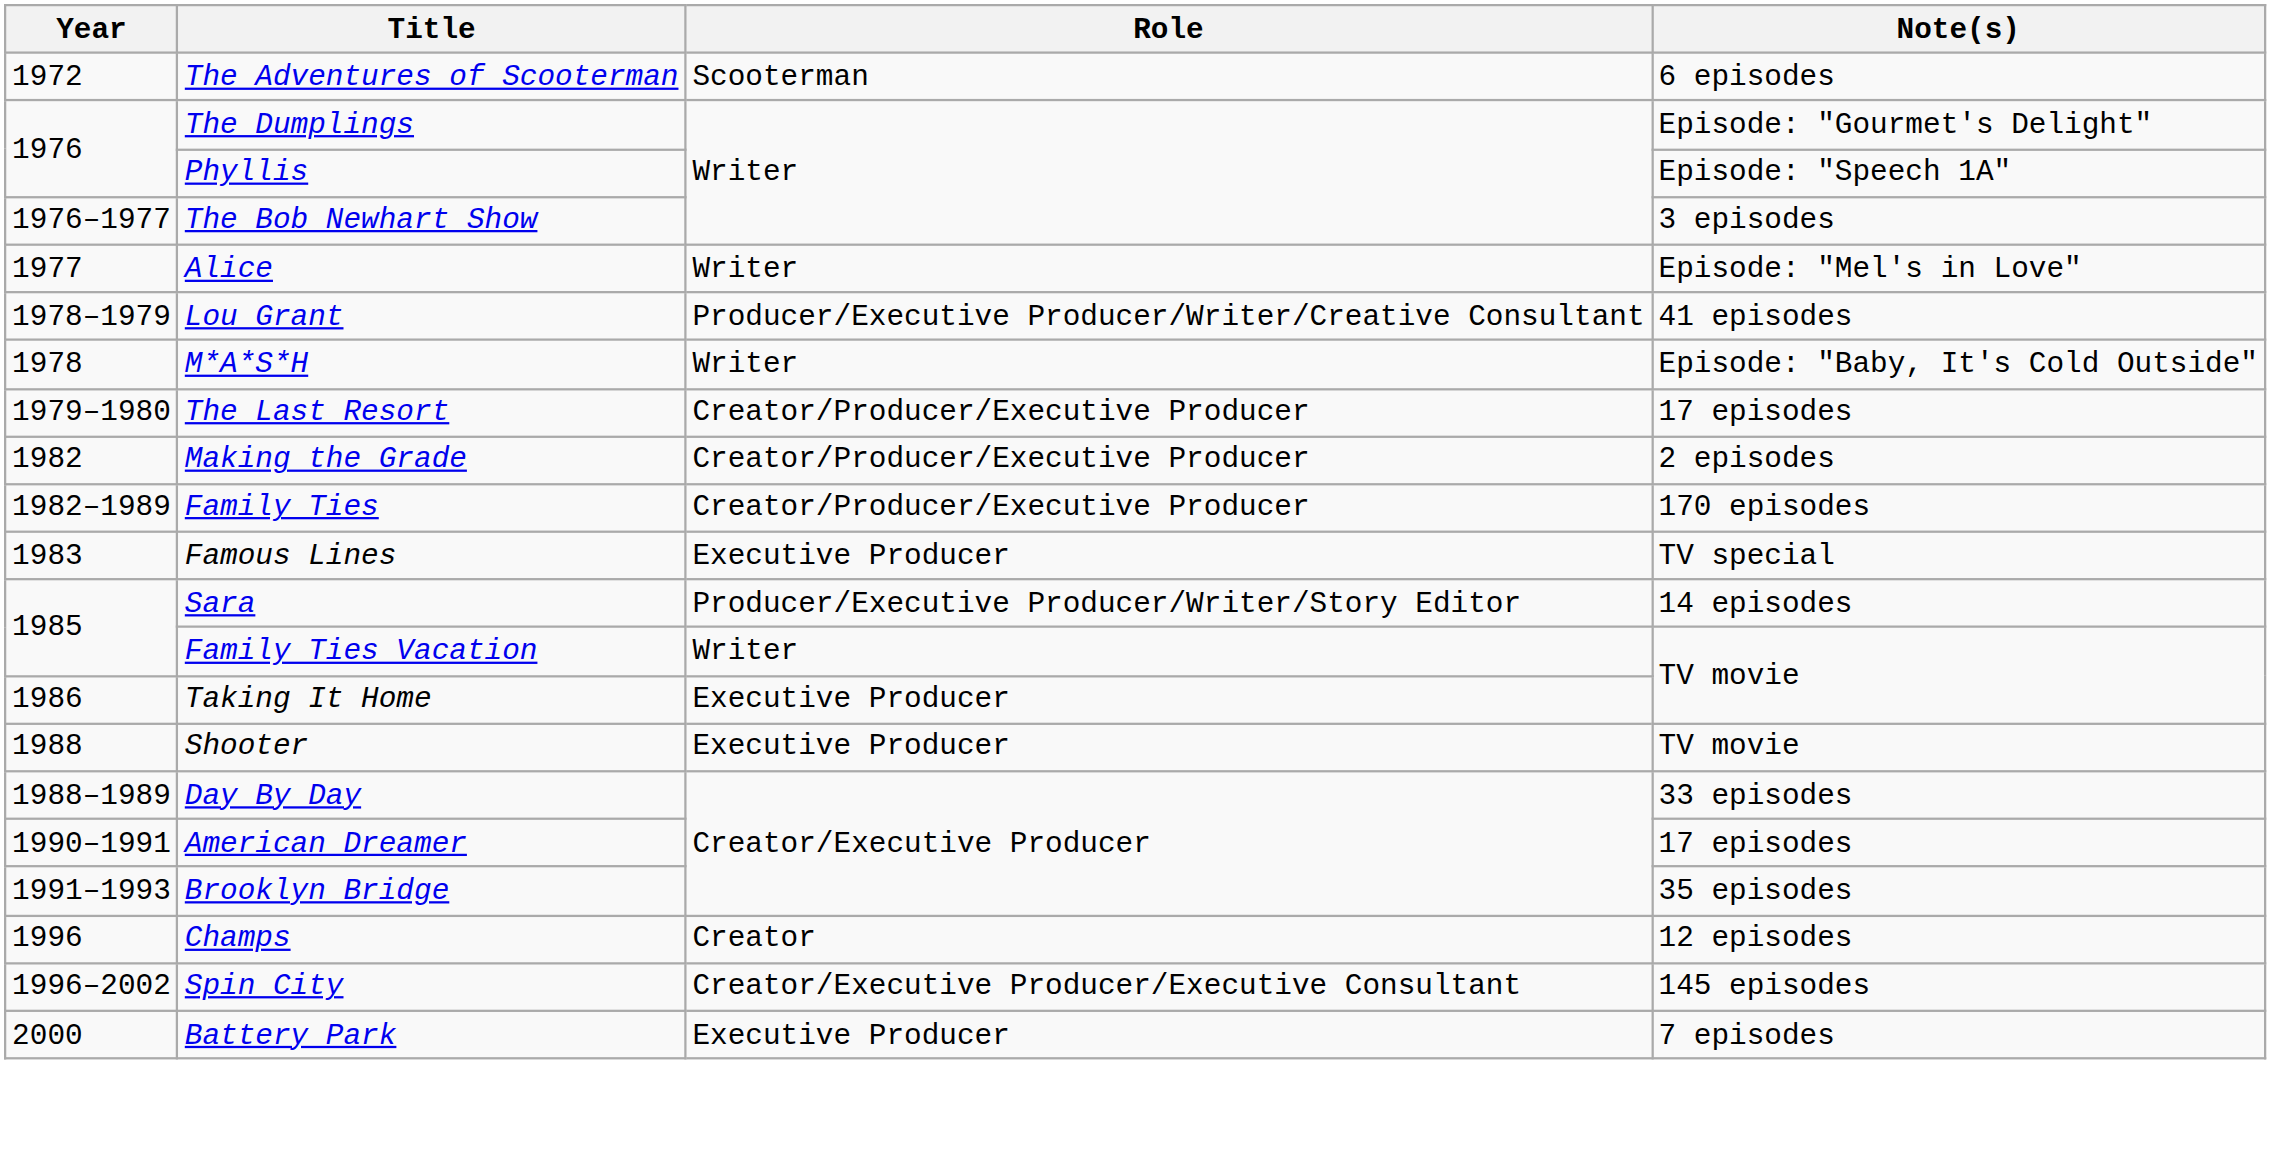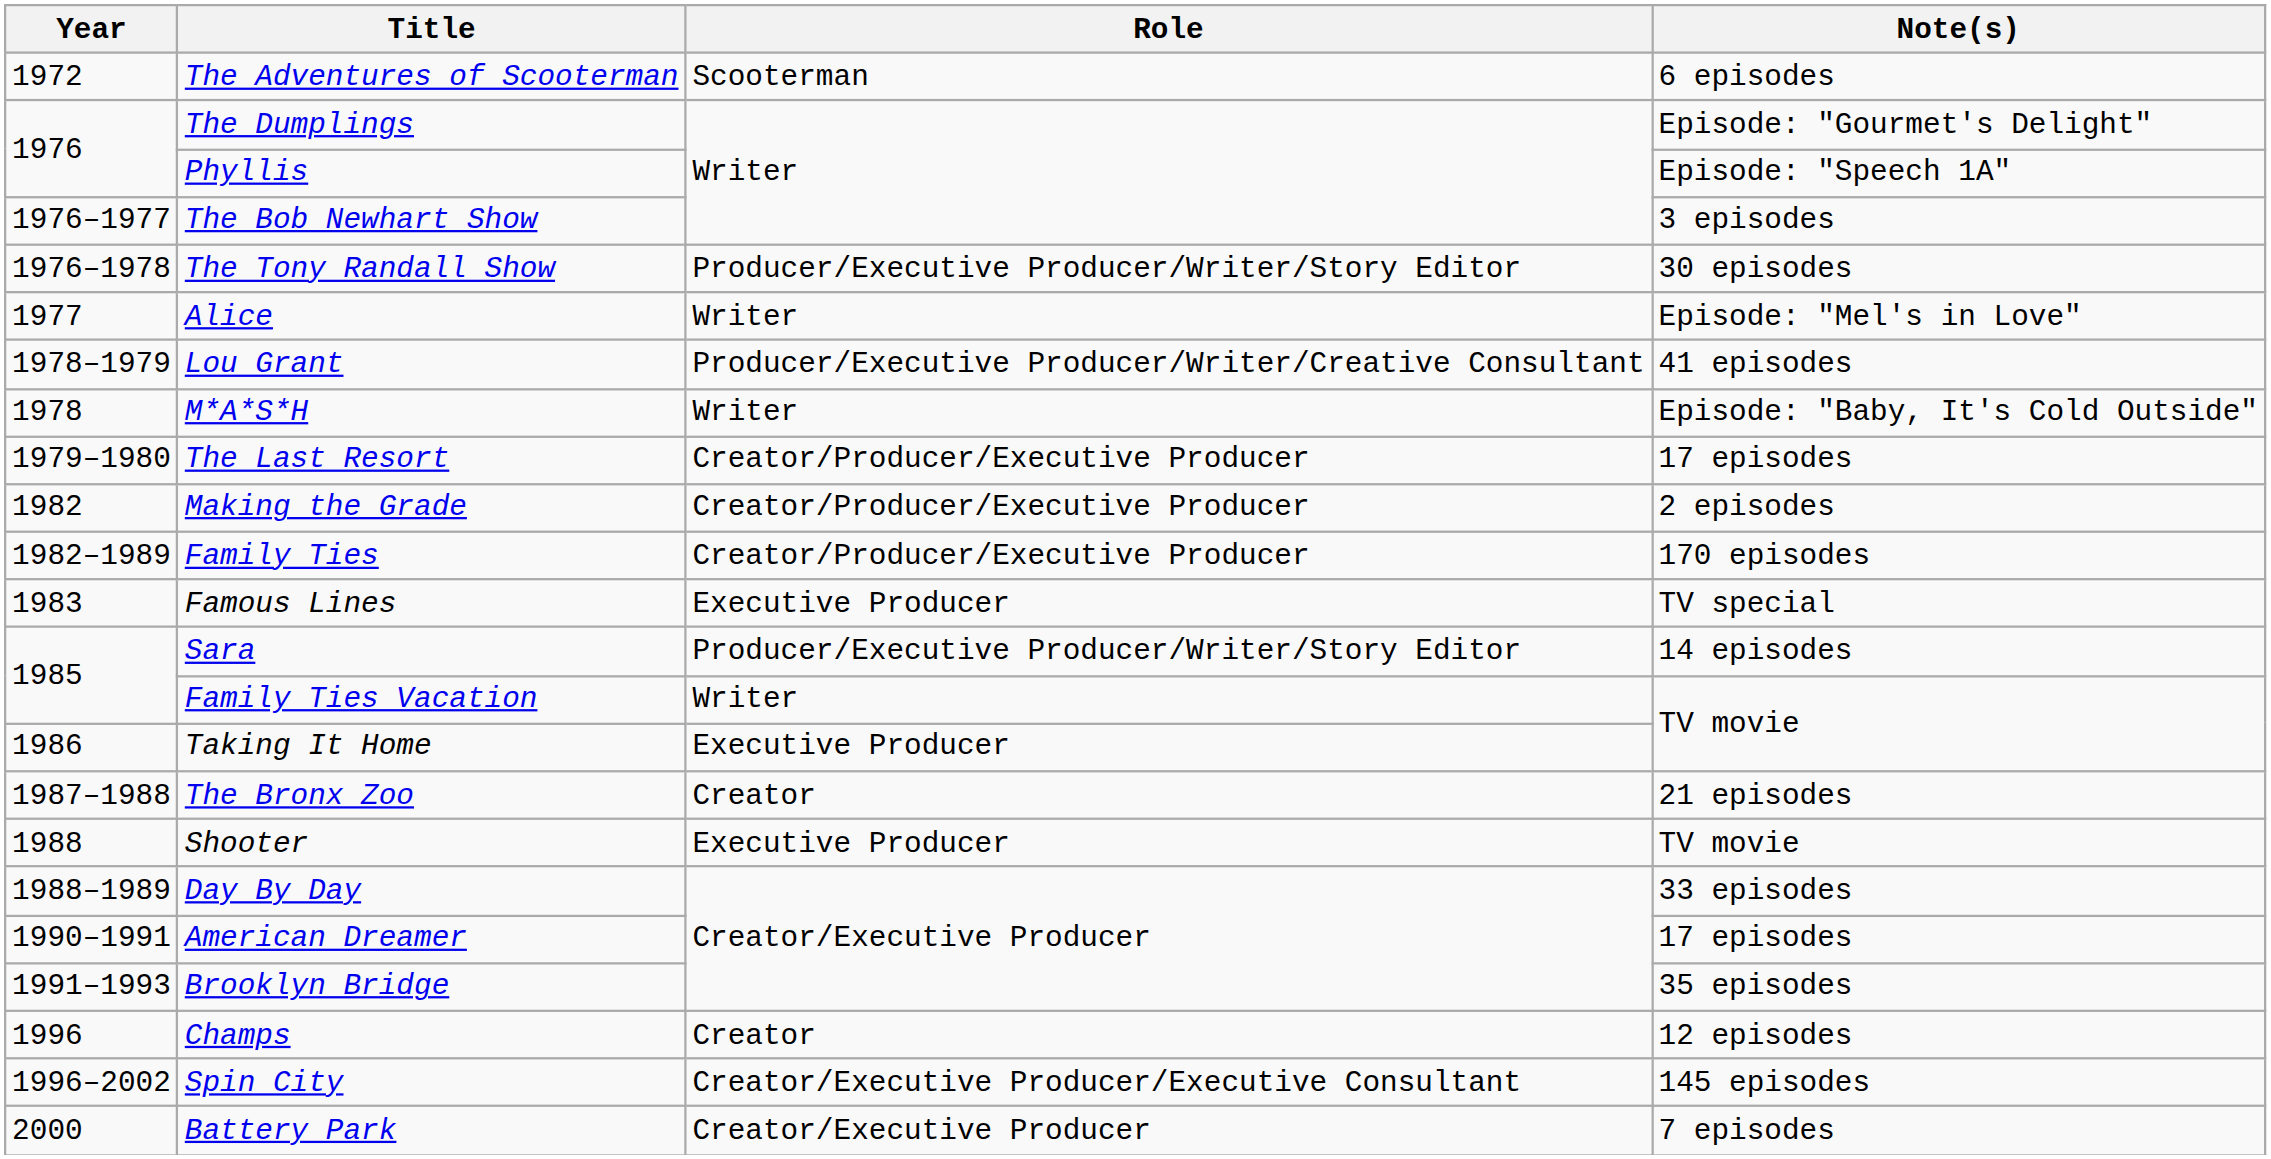+ row: (370, 268)
+ row: (299, 795)
(851, 1035) Executive Producer -> (922, 1130) Creator/Executive Producer
